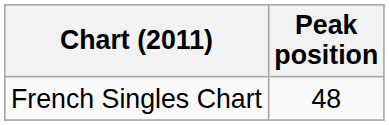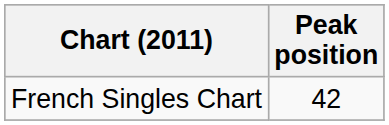(326, 98) 48 -> (326, 98) 42
